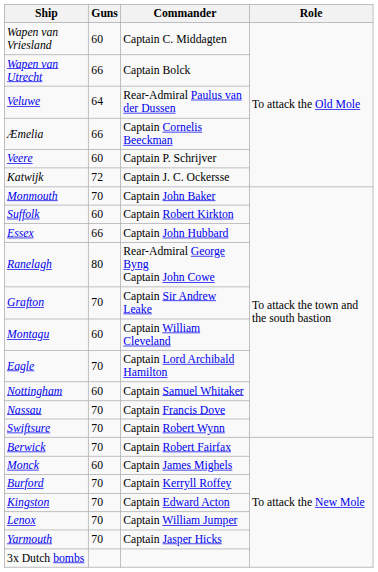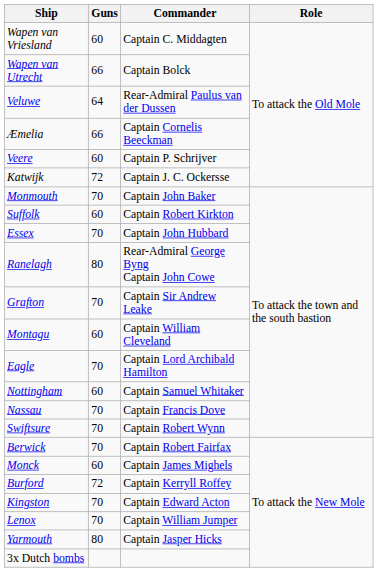(97, 233) 66 -> (97, 233) 70
(97, 483) 70 -> (97, 483) 72
(97, 539) 70 -> (97, 539) 80
